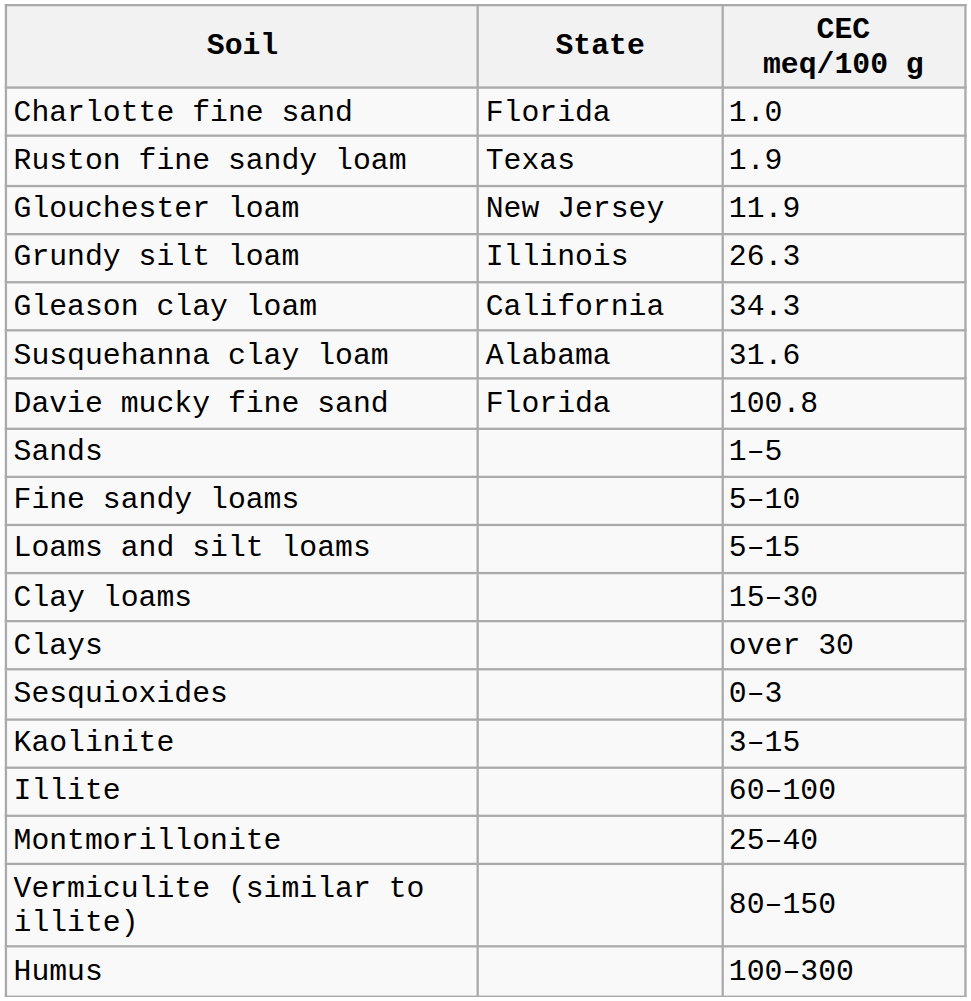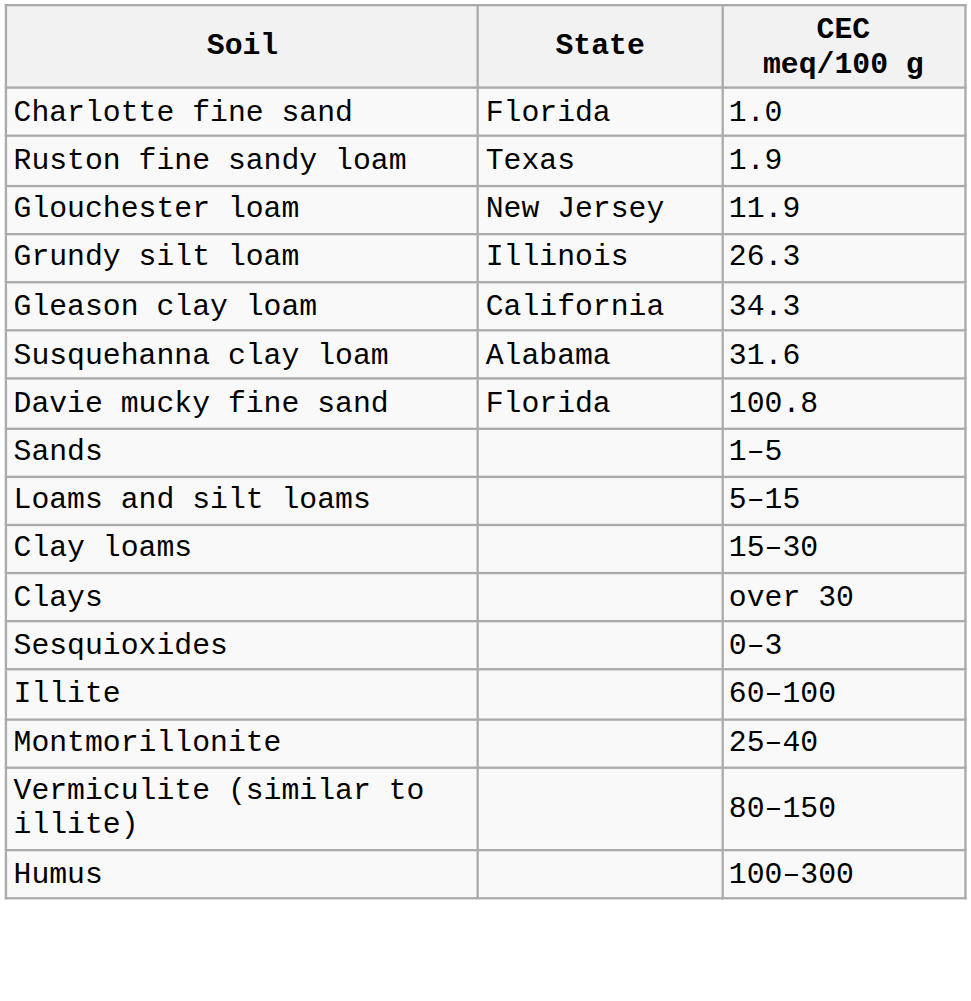- row: (156, 500)
- row: (94, 743)
